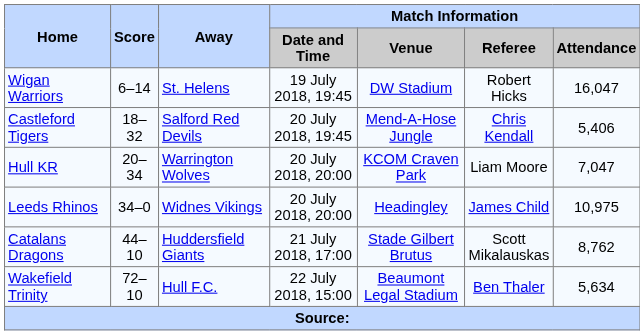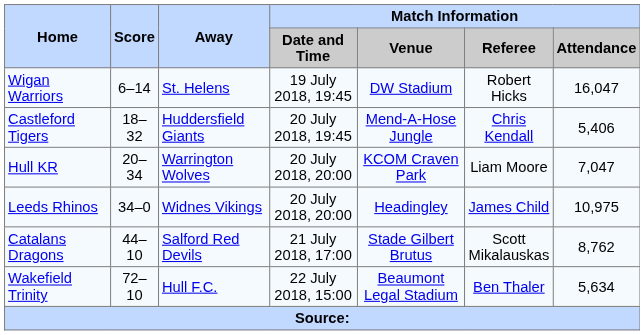(201, 127) Salford Red Devils -> (203, 127) Huddersfield Giants
(203, 247) Huddersfield Giants -> (201, 247) Salford Red Devils
